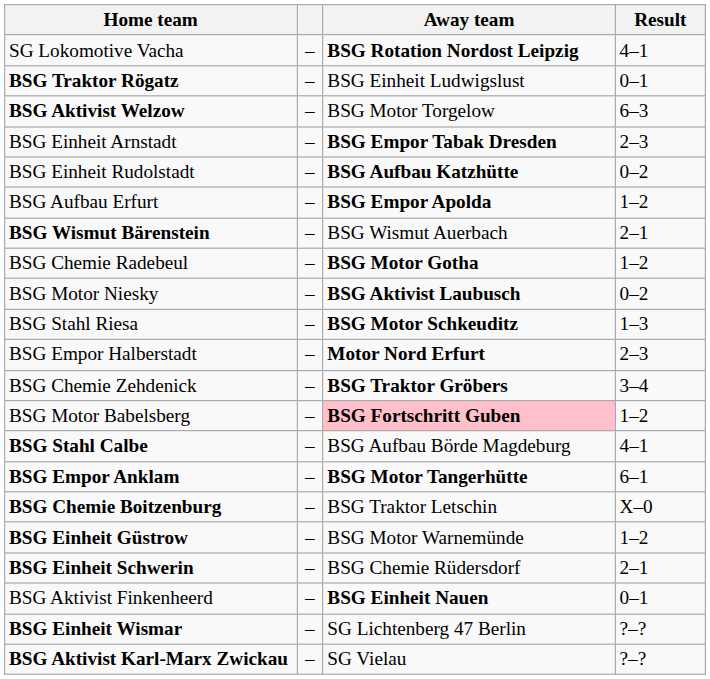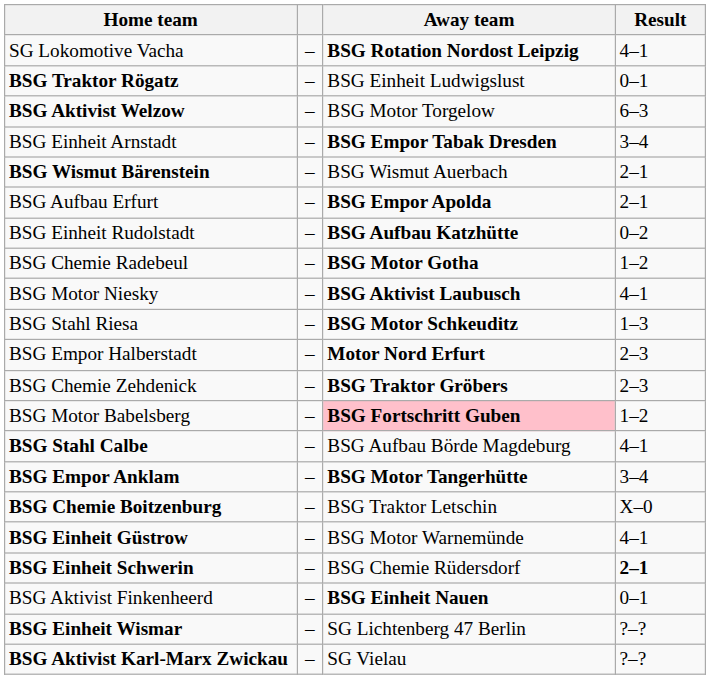(634, 141) 2–3 -> (634, 141) 3–4
rows swapped: (102, 171) <-> (109, 232)
(634, 202) 1–2 -> (634, 202) 2–1
(634, 293) 0–2 -> (634, 293) 4–1
(634, 385) 3–4 -> (634, 385) 2–3
(634, 476) 6–1 -> (634, 476) 3–4
(634, 537) 1–2 -> (634, 537) 4–1
(634, 567) normal -> (634, 567) bold
